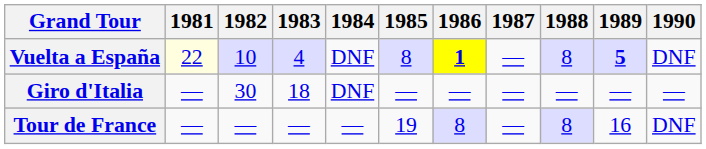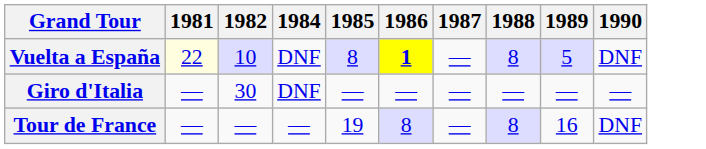- column: (299, 21)
(620, 56) bold -> (567, 56) normal
